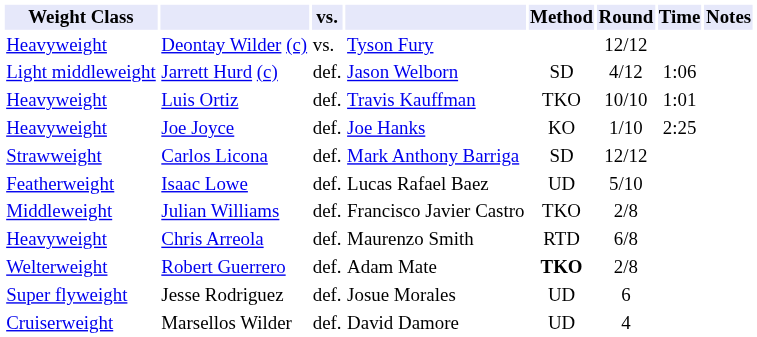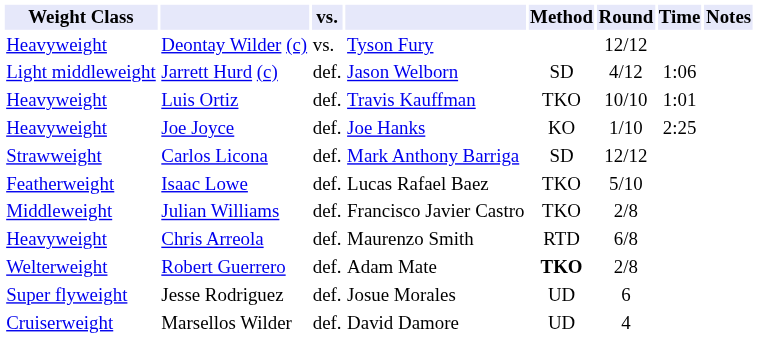(562, 183) UD -> (562, 183) TKO
